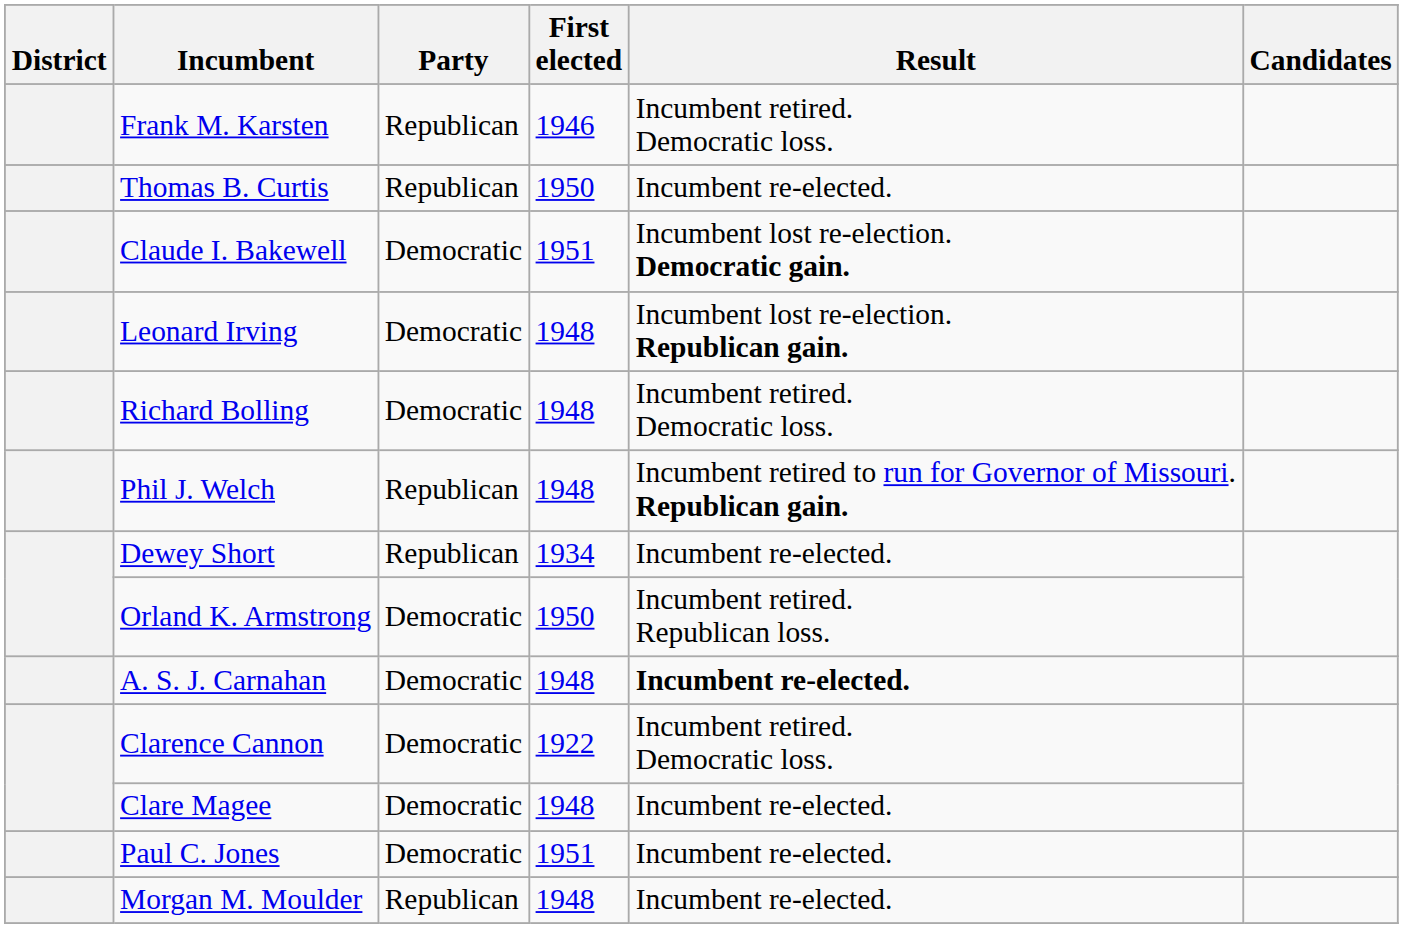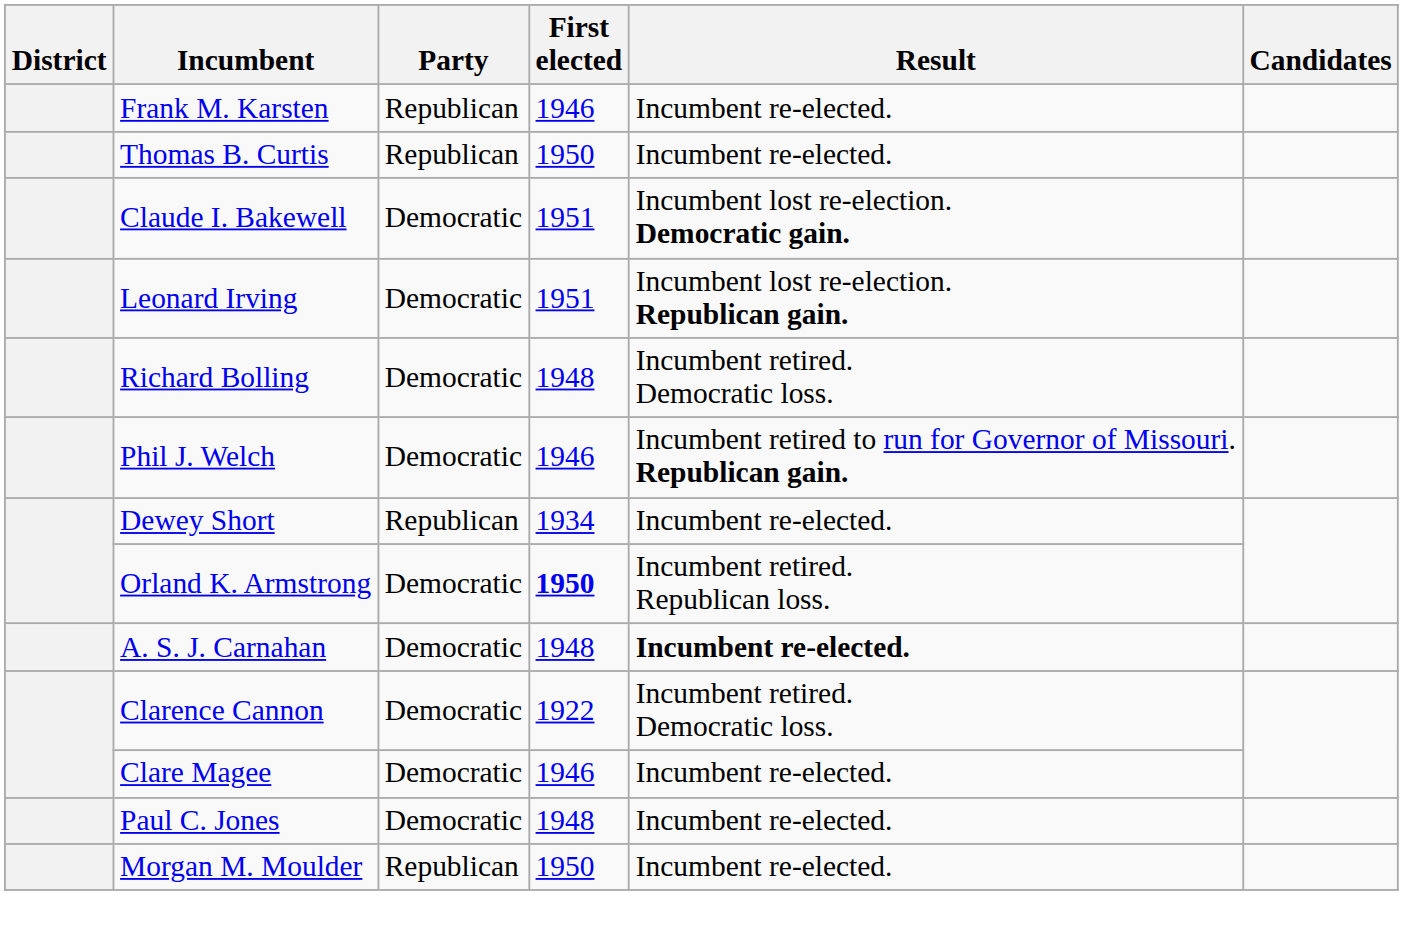(744, 124) Incumbent retired. Democratic loss. -> (764, 107) Incumbent re-elected.
(565, 330) 1948 -> (565, 297) 1951
(452, 490) Republican -> (453, 457) Democratic
(565, 490) 1948 -> (565, 457) 1946
(565, 616) normal -> (565, 583) bold
(565, 806) 1948 -> (565, 773) 1946
(565, 853) 1951 -> (565, 819) 1948
(565, 899) 1948 -> (565, 866) 1950
